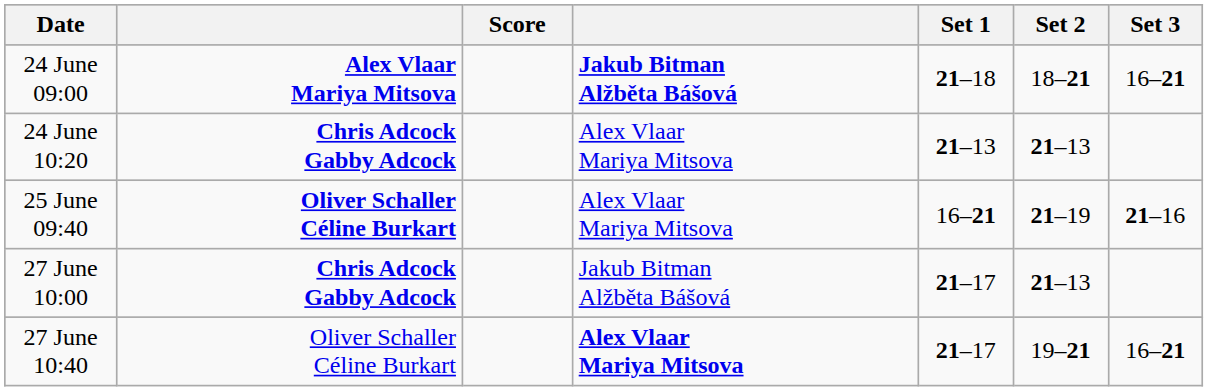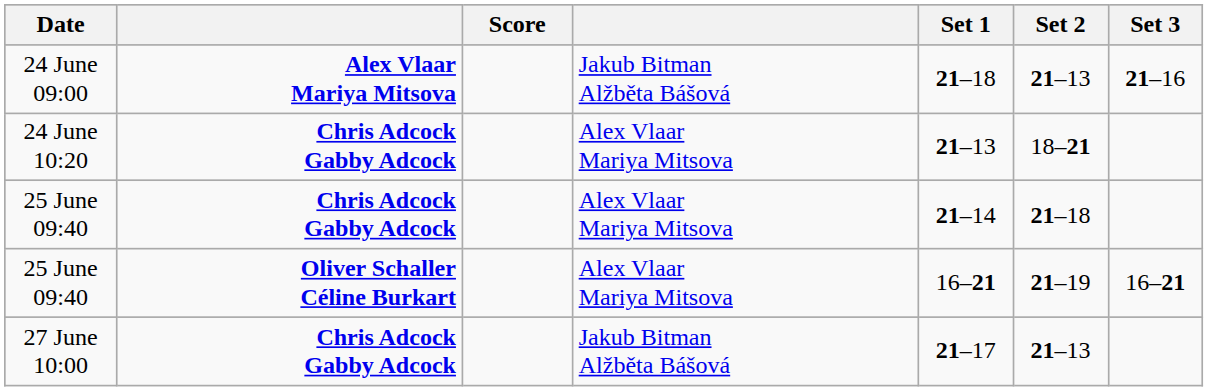(658, 78) bold -> (654, 78) normal
(1060, 78) 18–21 -> (1060, 78) 21–13
(1155, 78) 16–21 -> (1155, 78) 21–16
(1060, 146) 21–13 -> (1060, 146) 18–21
+ row: (61, 214)
(1155, 214) 21–16 -> (1155, 282) 16–21
- row: (61, 350)
